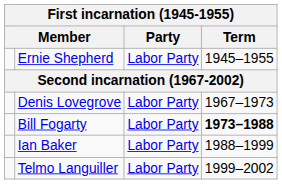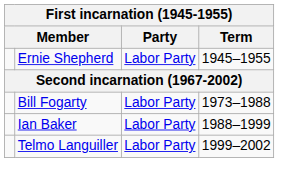- row: (69, 102)
(239, 124) bold -> (236, 102) normal
